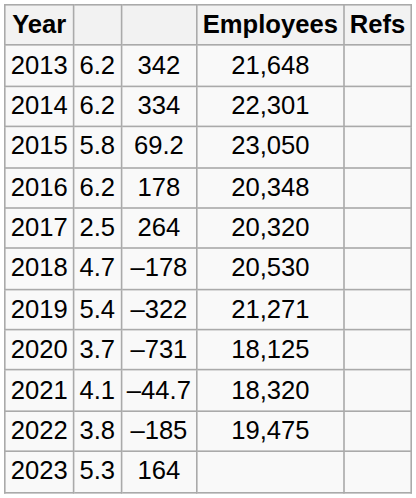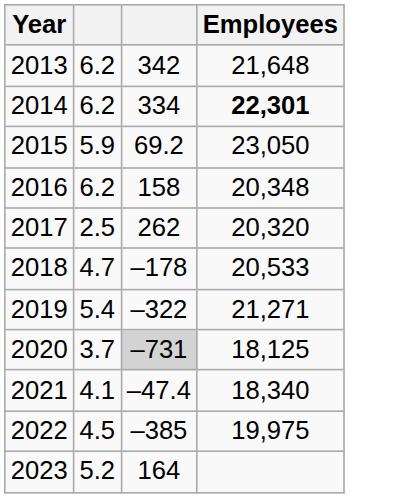- column: (377, 24)
(270, 106) normal -> (270, 106) bold
(97, 146) 5.8 -> (97, 146) 5.9
(159, 187) 178 -> (159, 187) 158
(159, 227) 264 -> (159, 227) 262
(270, 268) 20,530 -> (270, 268) 20,533
(159, 349) no background -> (159, 349) lightgrey background
(159, 390) –44.7 -> (159, 390) –47.4
(270, 390) 18,320 -> (270, 390) 18,340
(97, 430) 3.8 -> (97, 430) 4.5
(159, 430) –185 -> (159, 430) –385
(270, 430) 19,475 -> (270, 430) 19,975
(97, 471) 5.3 -> (97, 471) 5.2
